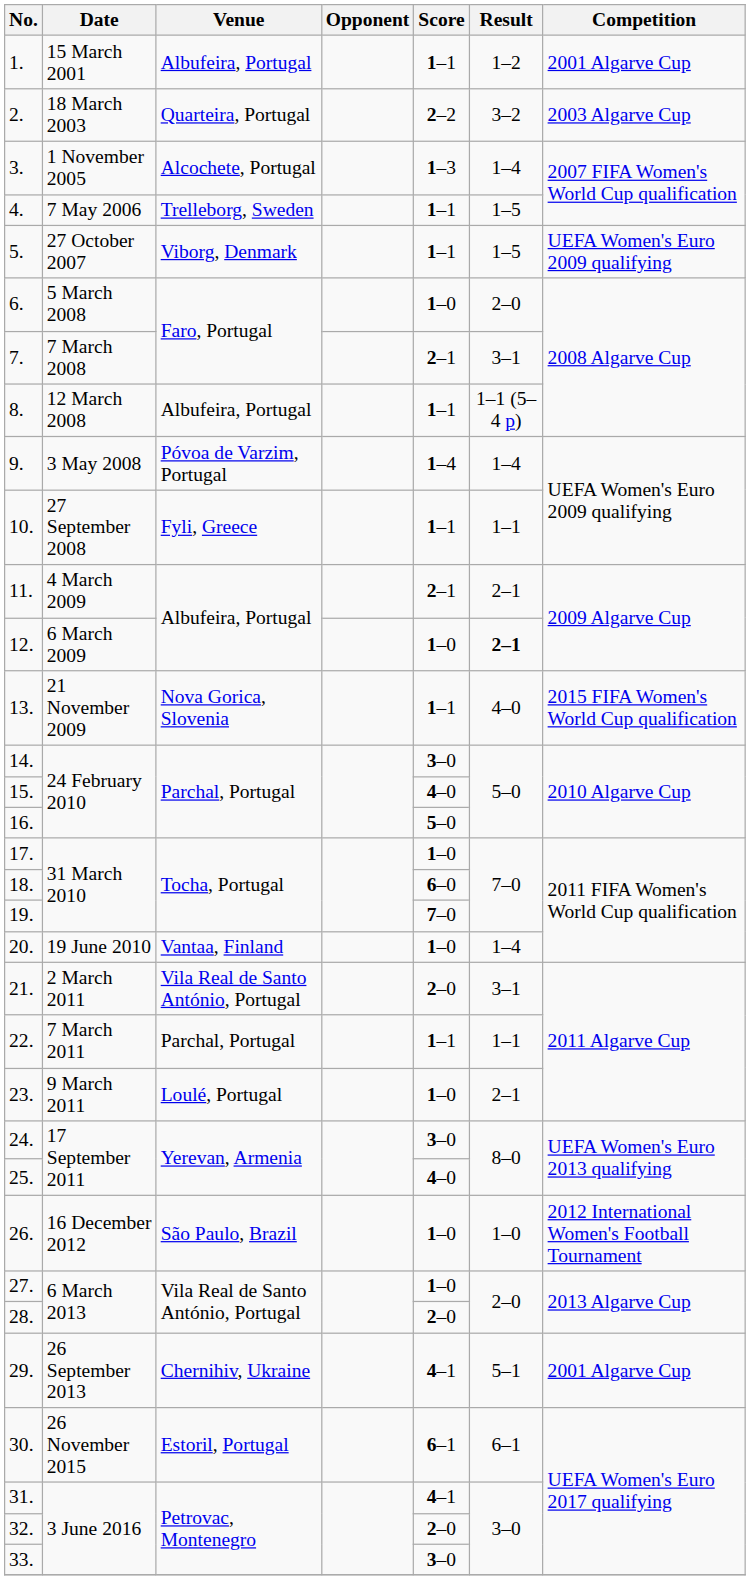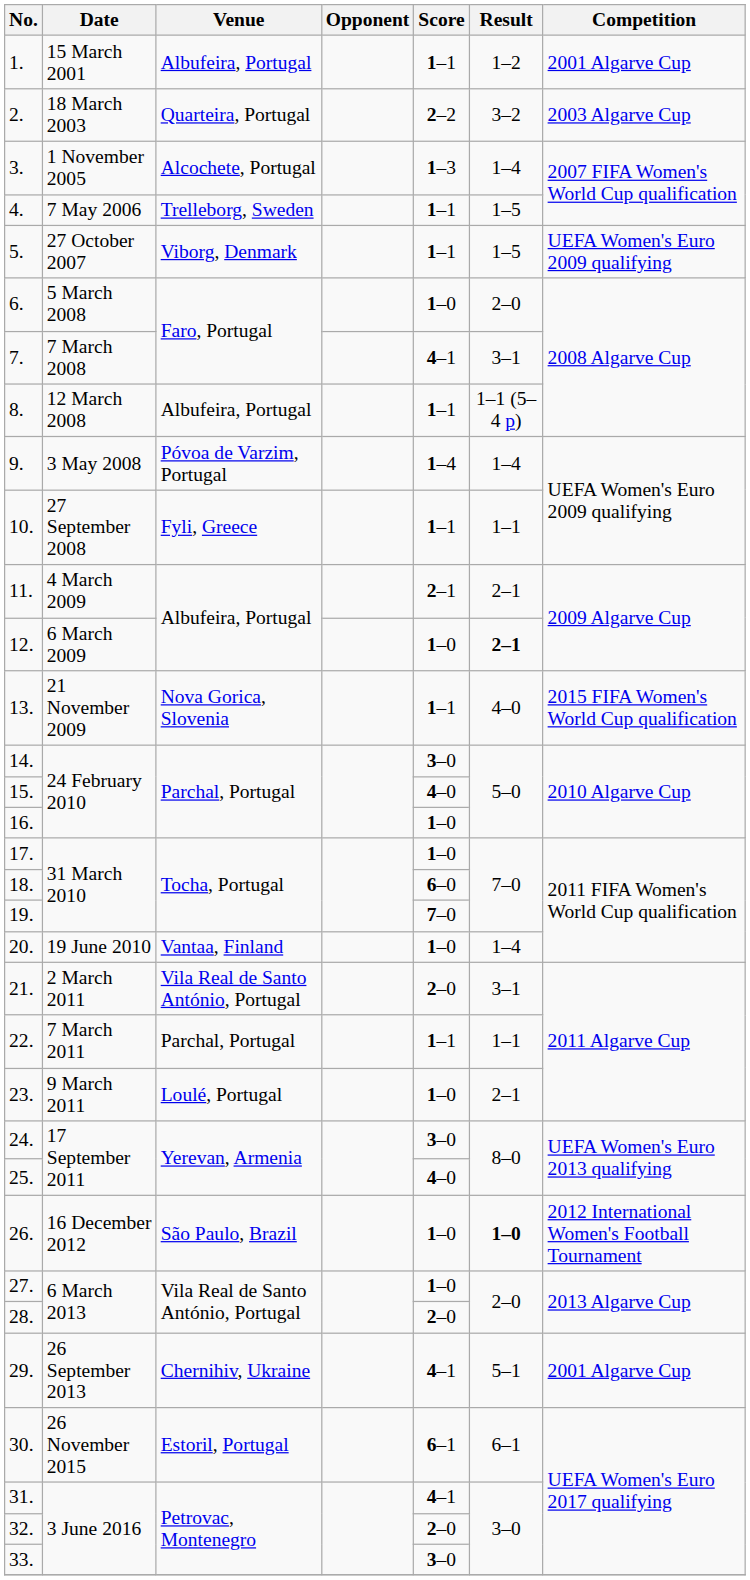(441, 357) 2–1 -> (441, 357) 4–1
(441, 822) 5–0 -> (441, 822) 1–0
(506, 1233) normal -> (506, 1233) bold
